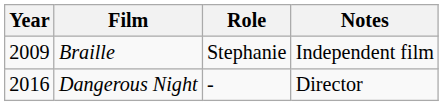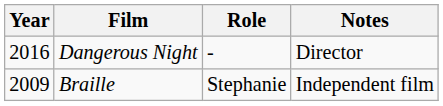rows swapped: (87, 52) <-> (128, 84)
